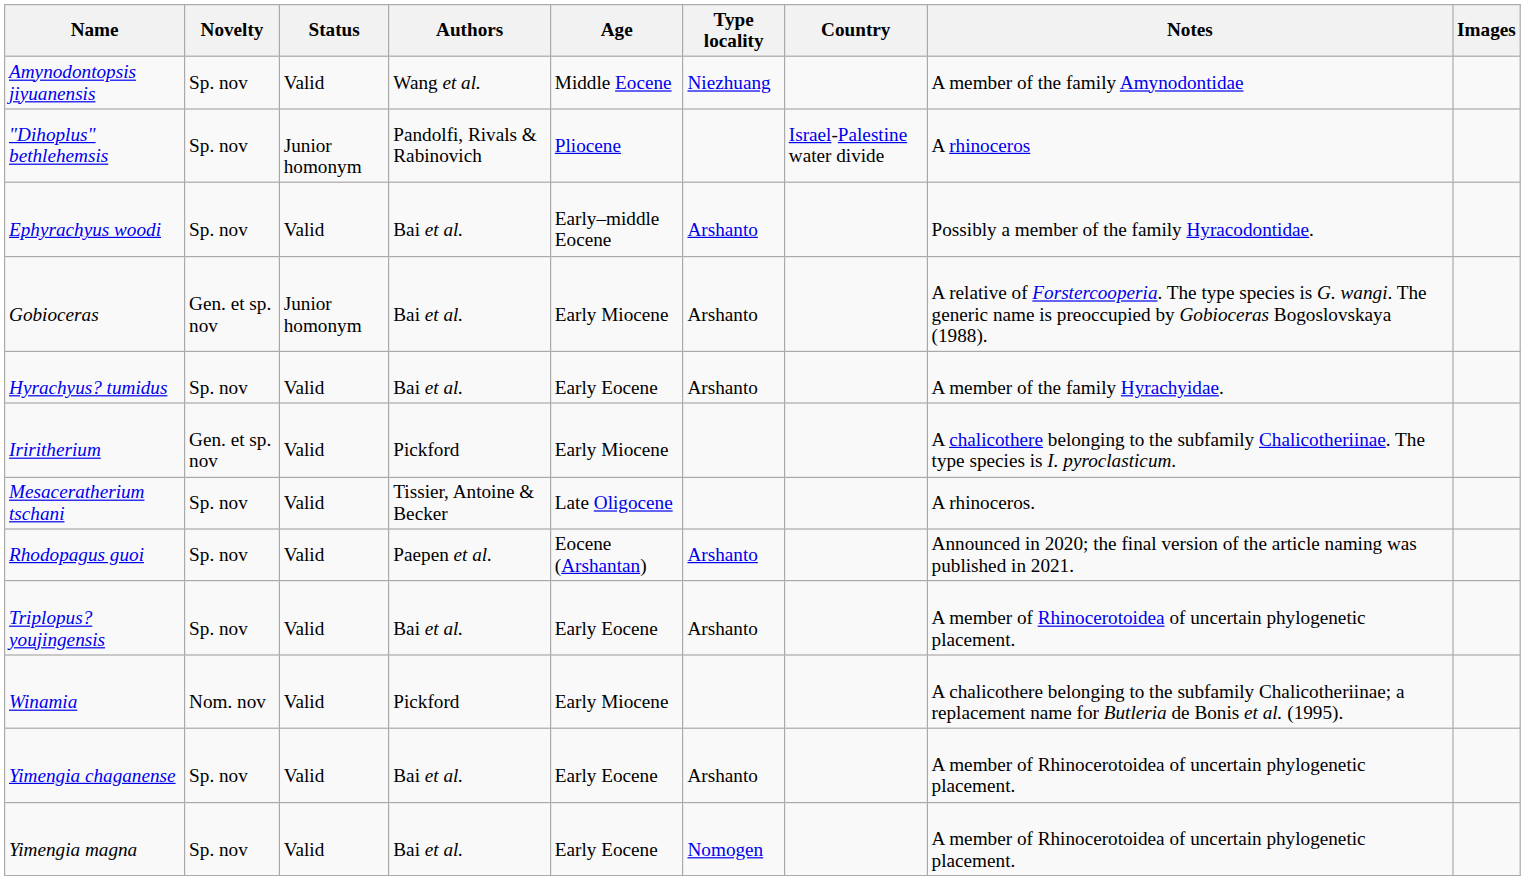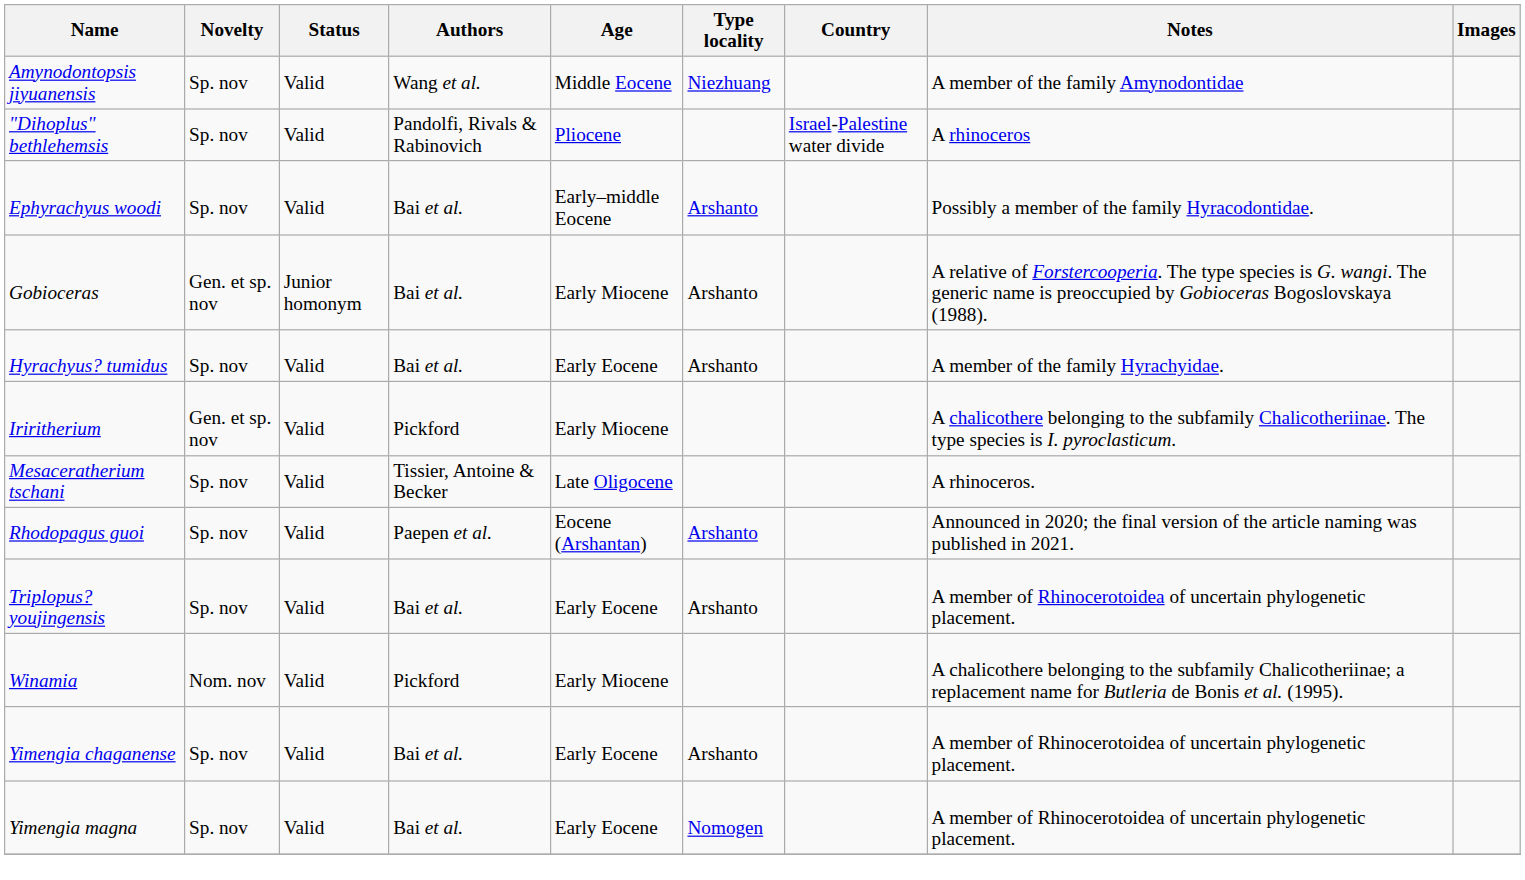(323, 156) Junior homonym -> (304, 134) Valid
